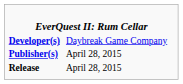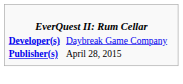- row: (24, 68)
